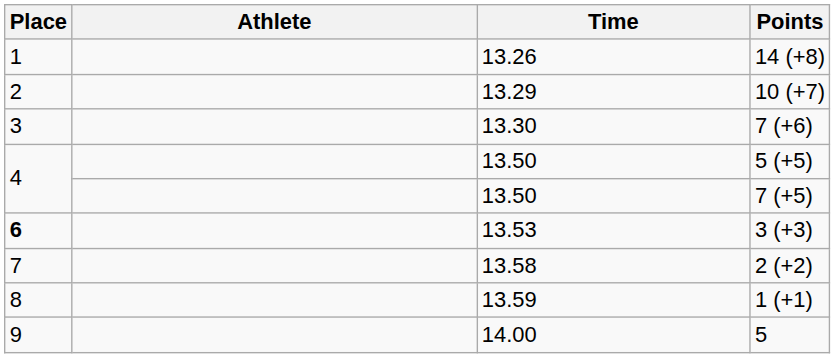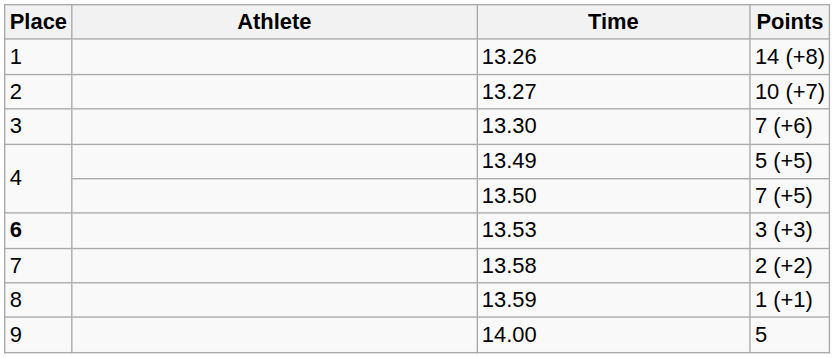(509, 91) 13.29 -> (509, 91) 13.27
(509, 160) 13.50 -> (509, 160) 13.49
